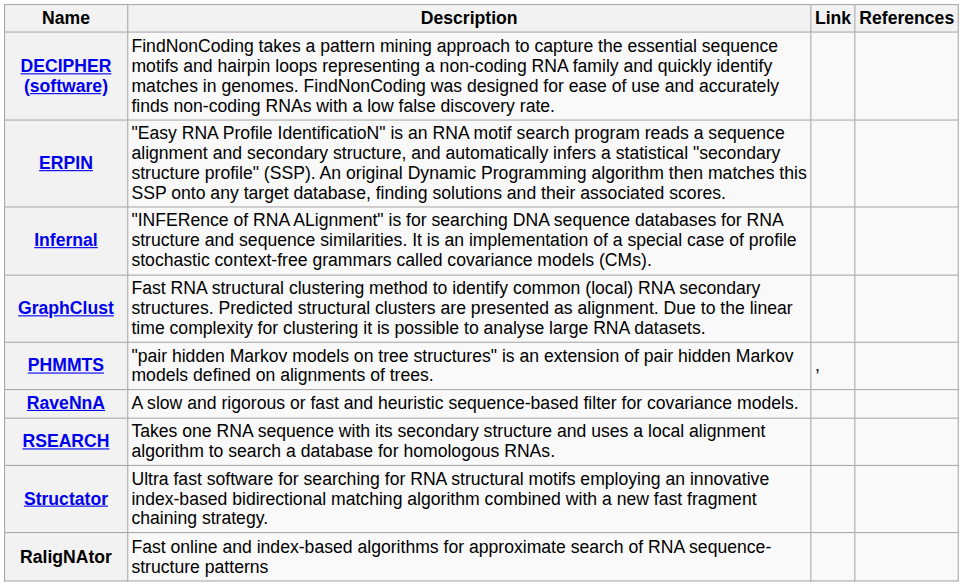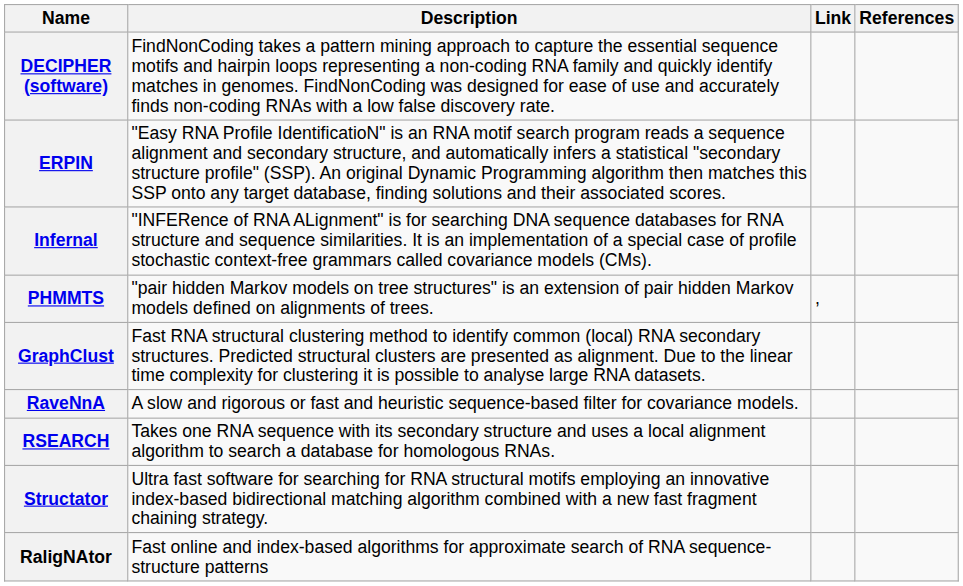rows swapped: (66, 308) <-> (66, 365)
